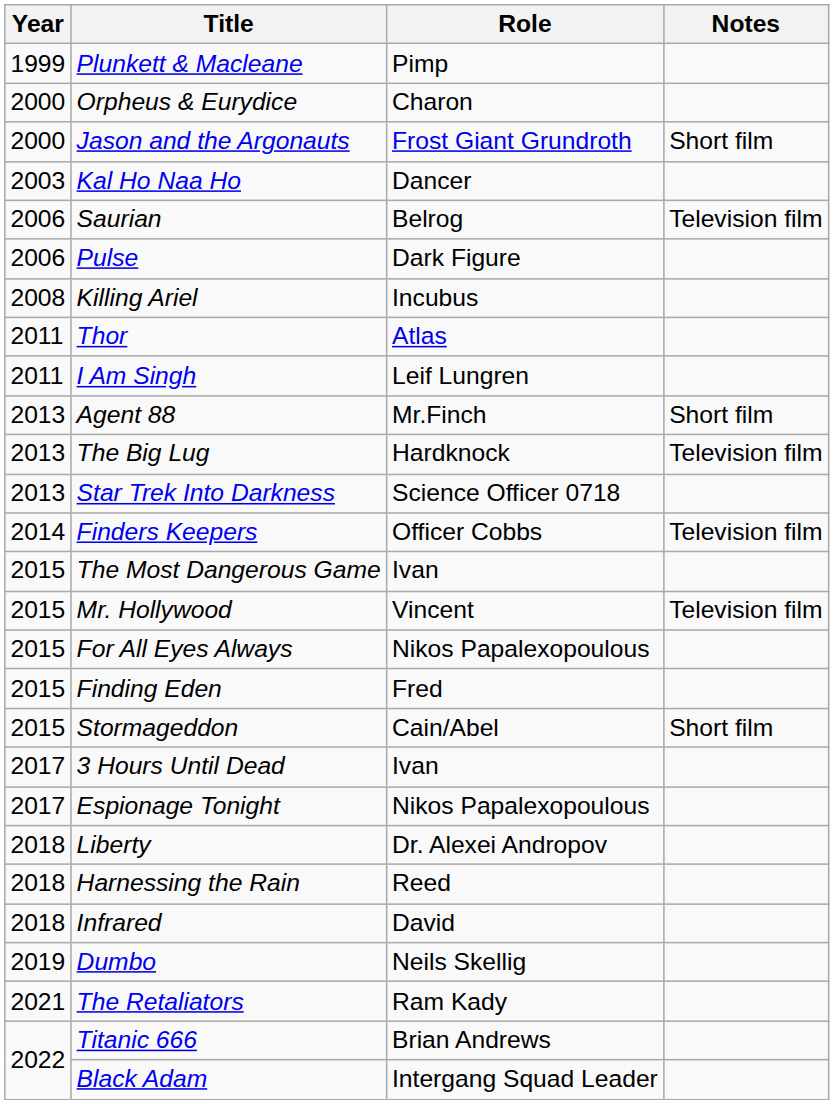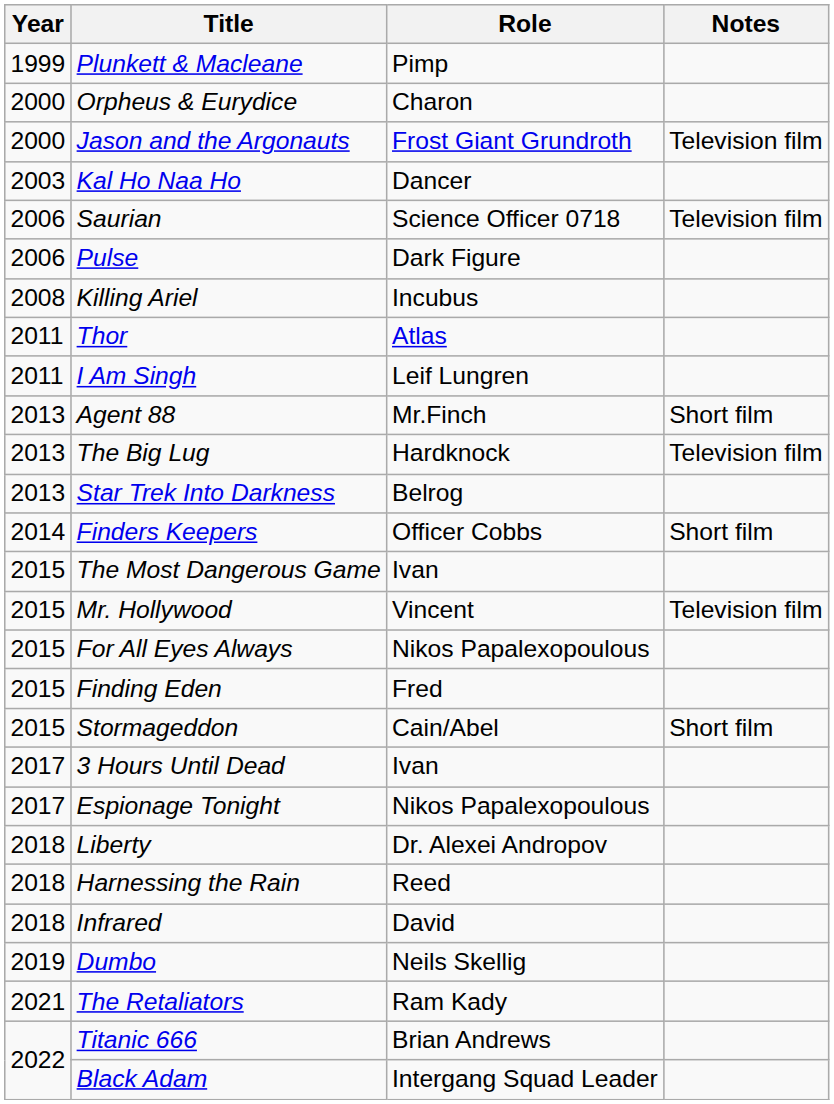(721, 141) Short film -> (746, 141) Television film
(428, 219) Belrog -> (506, 219) Science Officer 0718
(506, 492) Science Officer 0718 -> (428, 492) Belrog
(746, 532) Television film -> (721, 532) Short film
